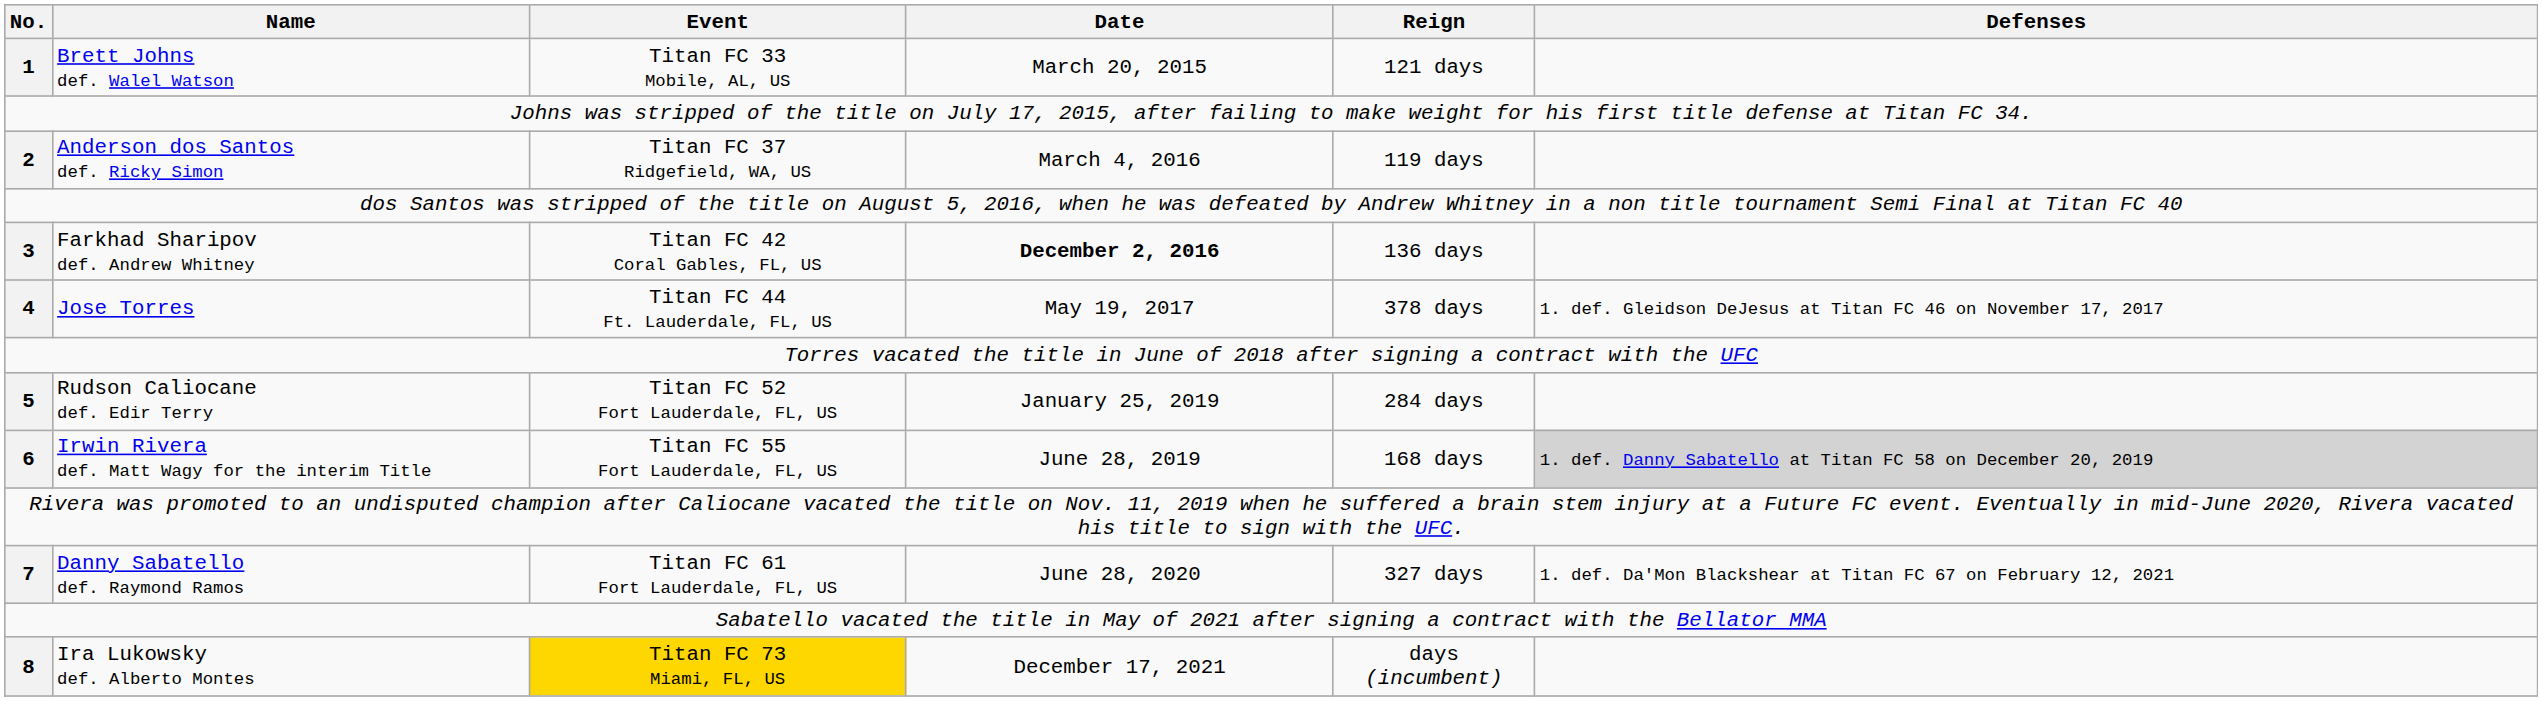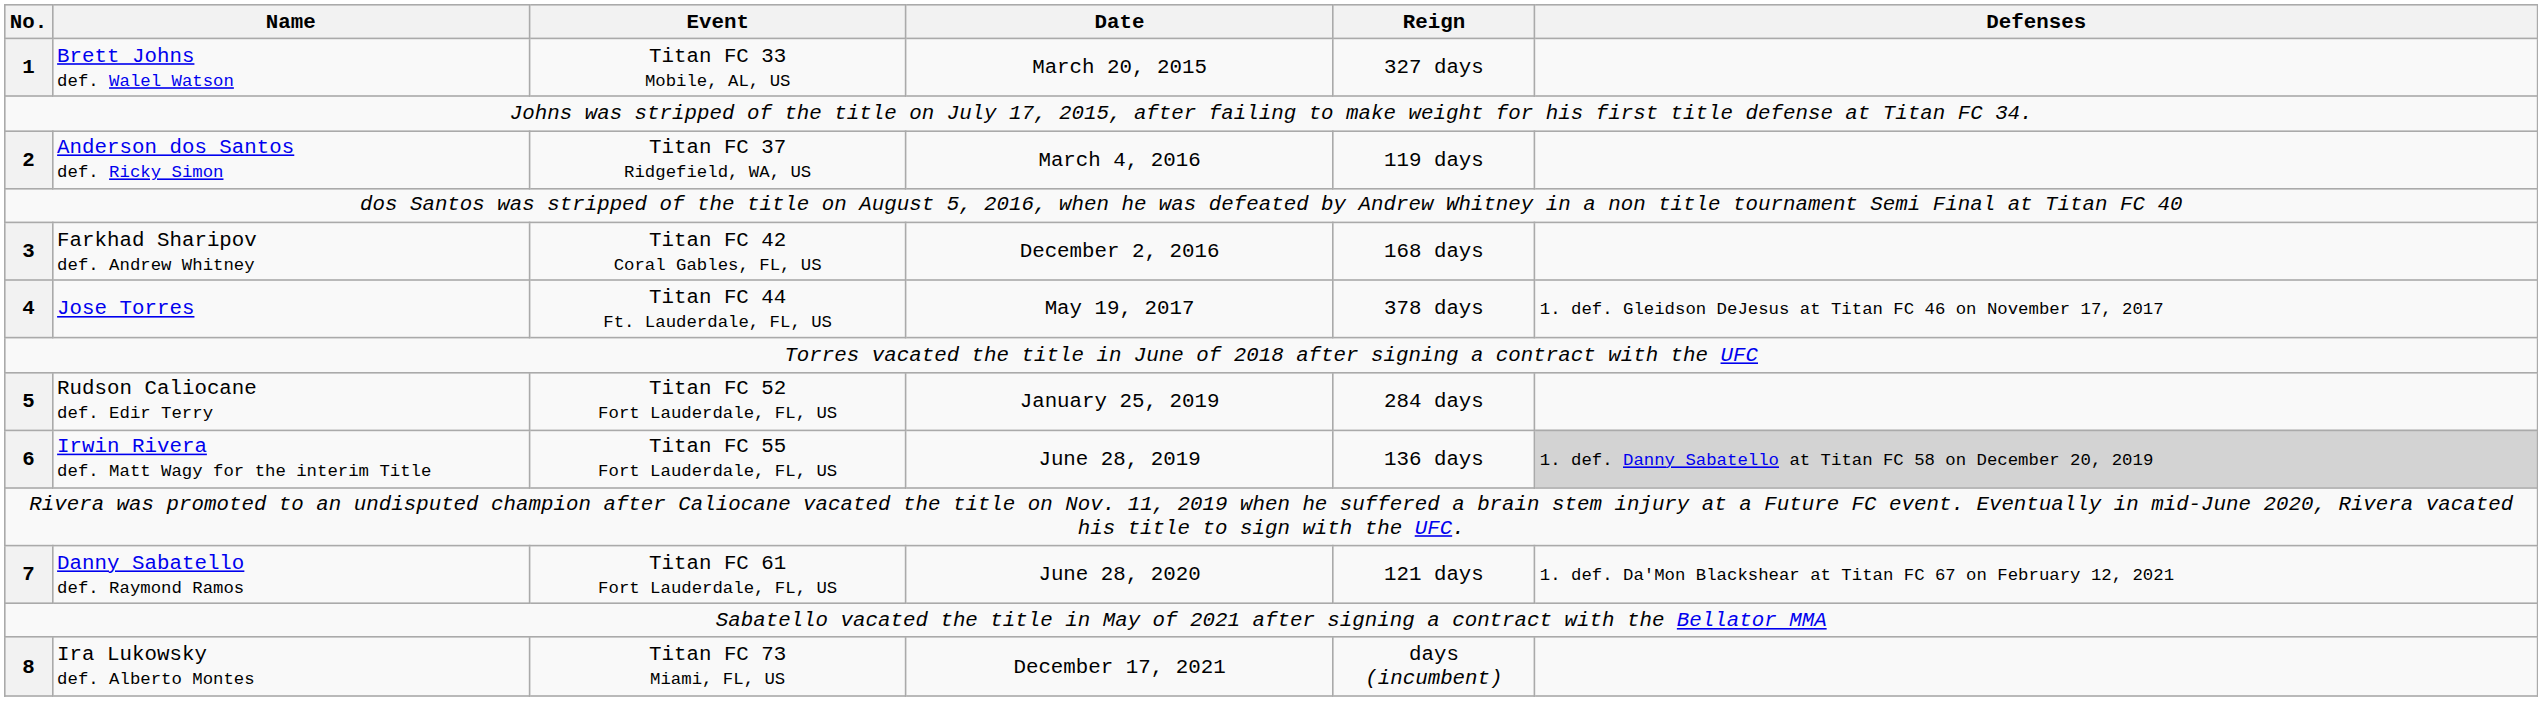(1434, 68) 121 days -> (1434, 68) 327 days
(1120, 251) bold -> (1120, 251) normal
(1434, 251) 136 days -> (1434, 251) 168 days
(1434, 459) 168 days -> (1434, 459) 136 days
(1434, 575) 327 days -> (1434, 575) 121 days
(718, 666) gold background -> (718, 666) no background
